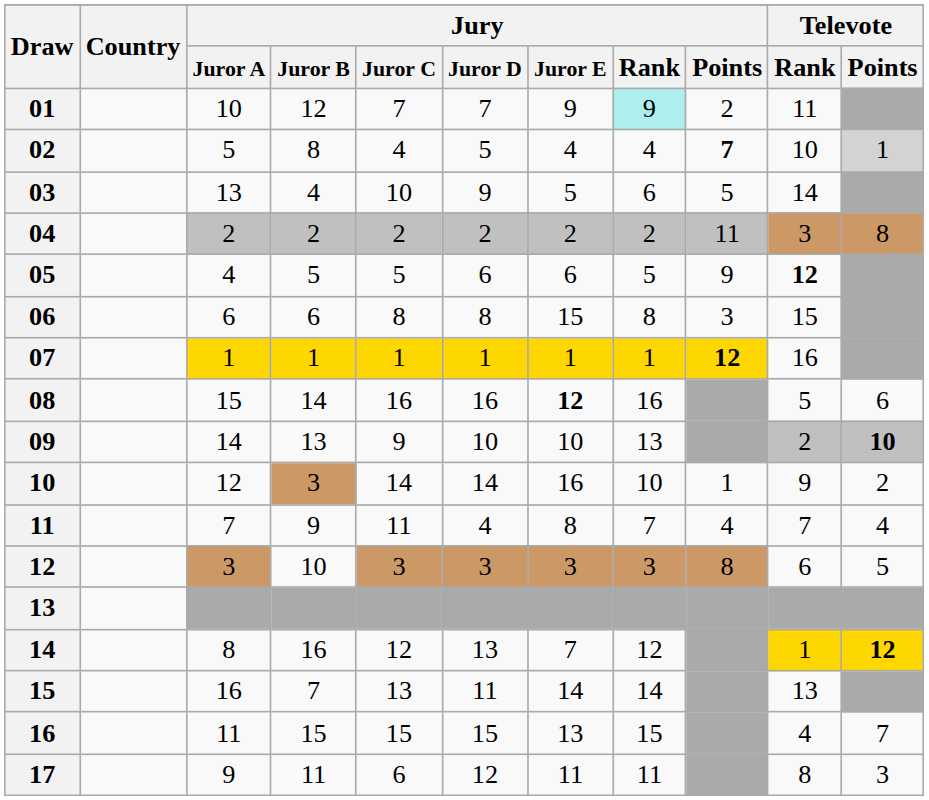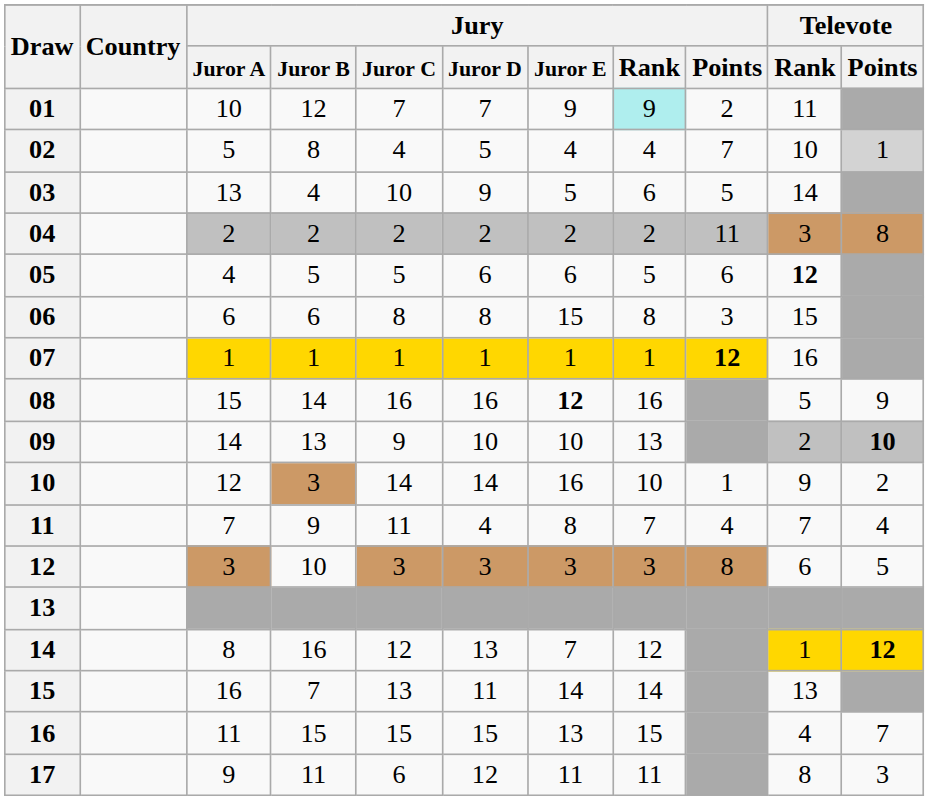(727, 150) bold -> (727, 150) normal
(727, 274) 9 -> (727, 274) 6
(883, 399) 6 -> (883, 399) 9
